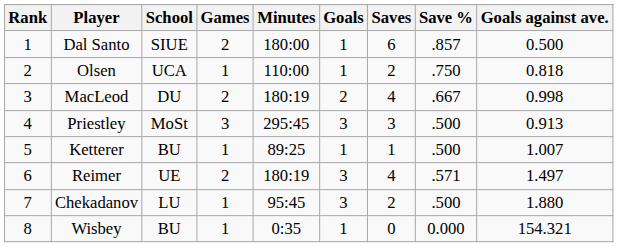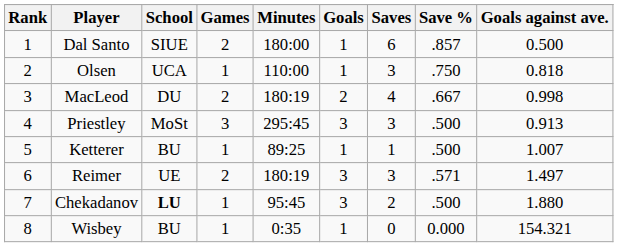(391, 70) 2 -> (391, 70) 3
(391, 176) 4 -> (391, 176) 3
(169, 202) normal -> (169, 202) bold
